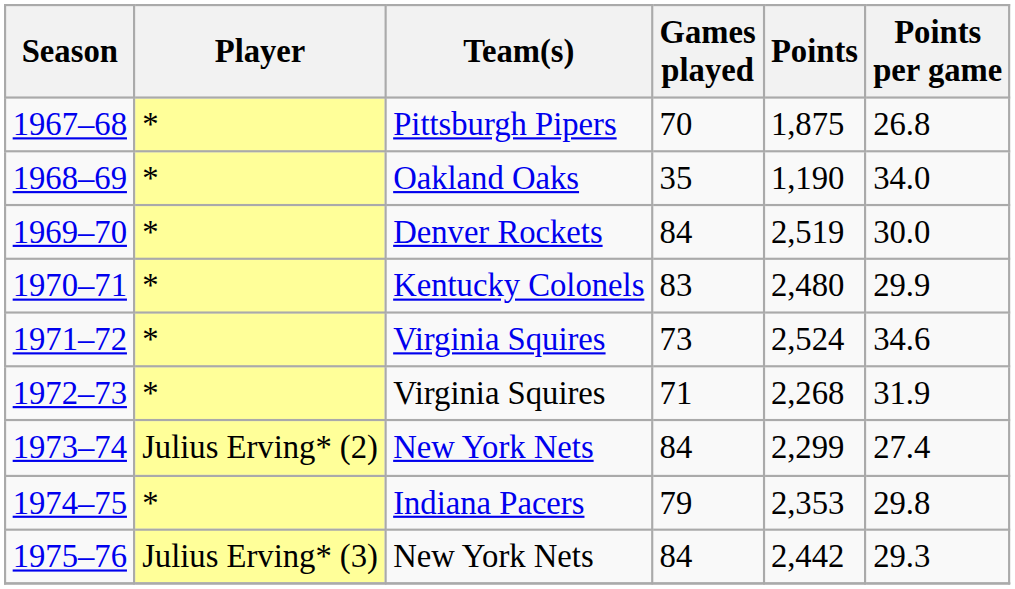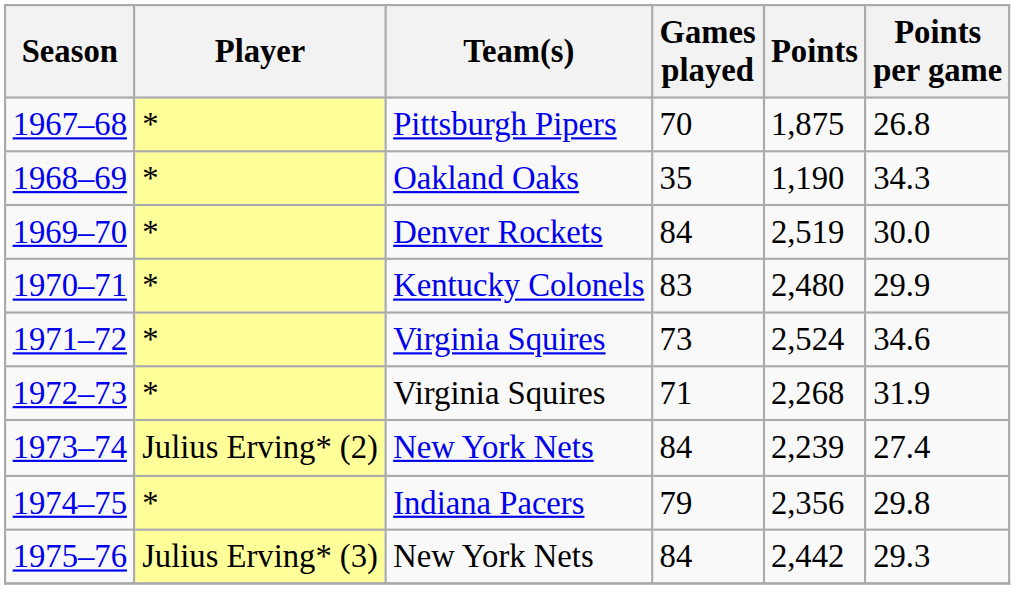(902, 178) 34.0 -> (902, 178) 34.3
(808, 447) 2,299 -> (808, 447) 2,239
(808, 501) 2,353 -> (808, 501) 2,356
